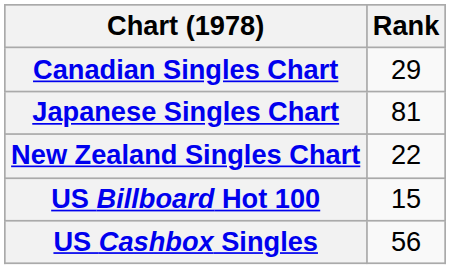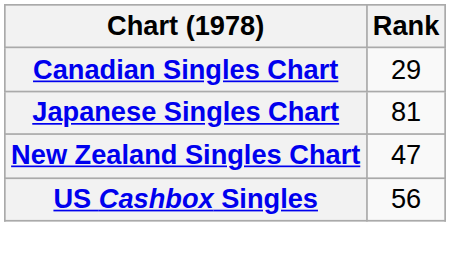(406, 155) 22 -> (406, 155) 47
- row: (186, 198)
